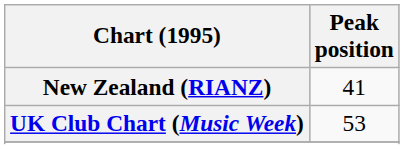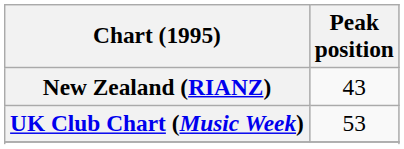(354, 86) 41 -> (354, 86) 43
